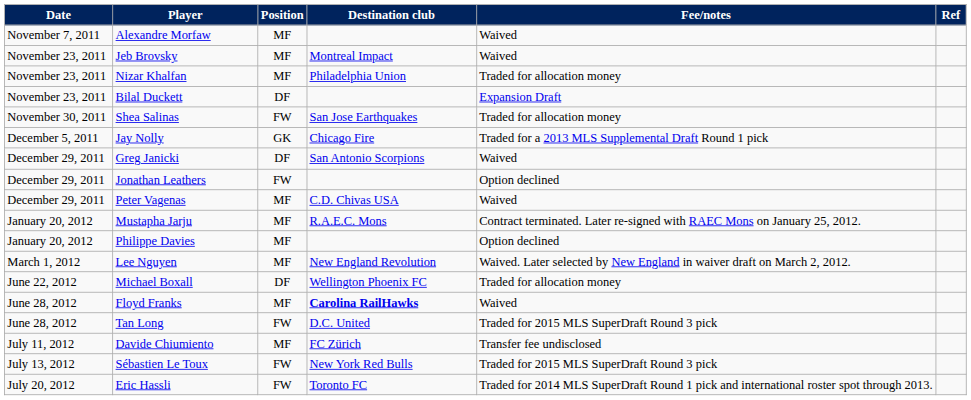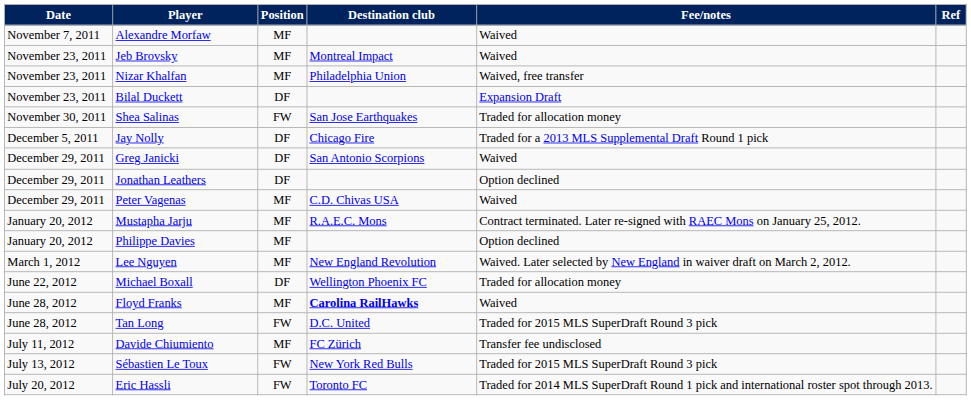(550, 76) Traded for allocation money -> (532, 76) Waived, free transfer
(282, 138) GK -> (282, 138) DF
(282, 179) FW -> (282, 179) DF
